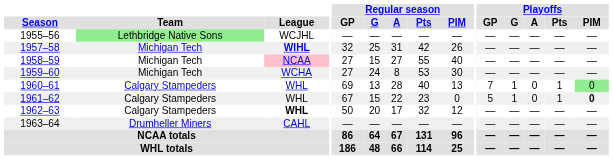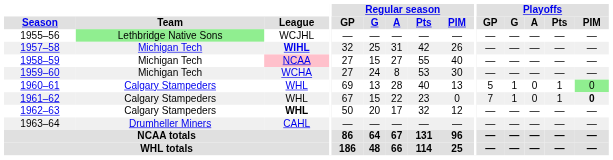(490, 86) 7 -> (490, 86) 5
(490, 98) 5 -> (490, 98) 7
